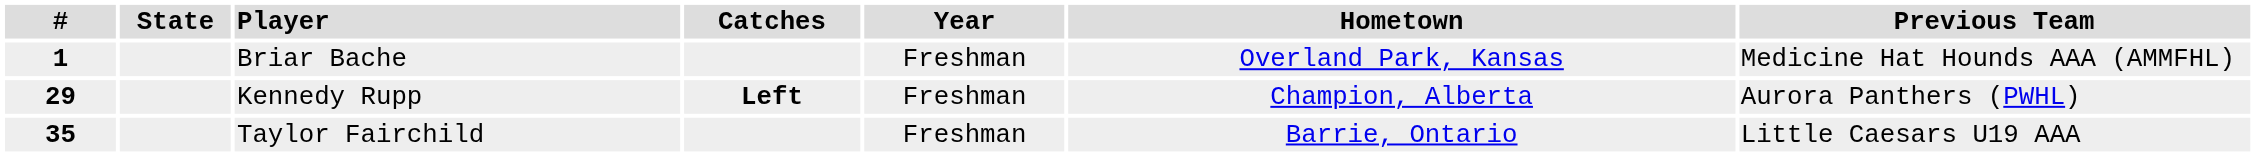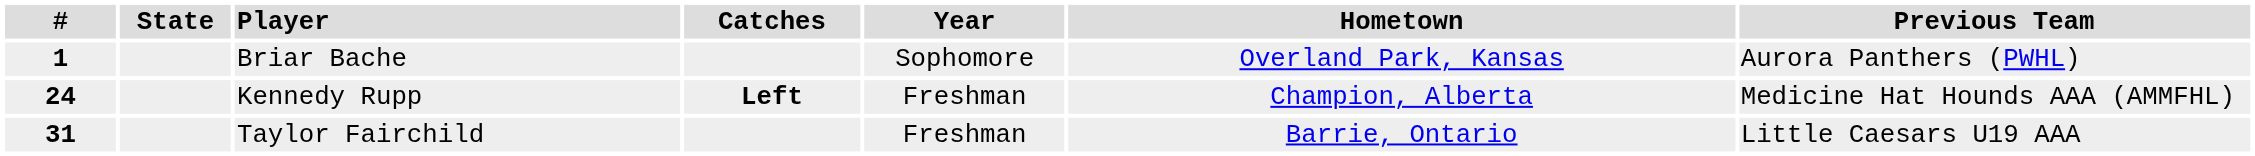(965, 59) Freshman -> (965, 59) Sophomore
(1988, 59) Medicine Hat Hounds AAA (AMMFHL) -> (1911, 59) Aurora Panthers (PWHL)
(60, 97) 29 -> (60, 97) 24
(1911, 97) Aurora Panthers (PWHL) -> (1988, 97) Medicine Hat Hounds AAA (AMMFHL)
(60, 135) 35 -> (60, 135) 31
